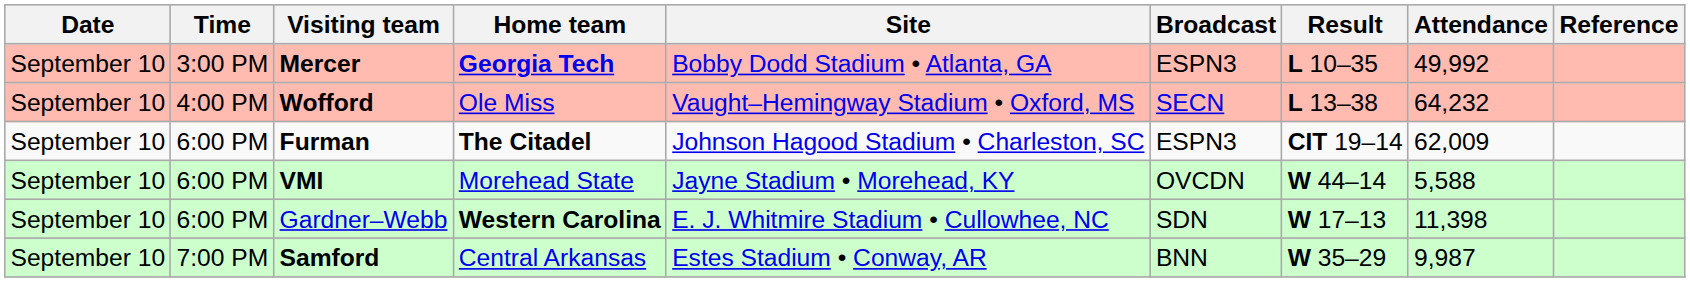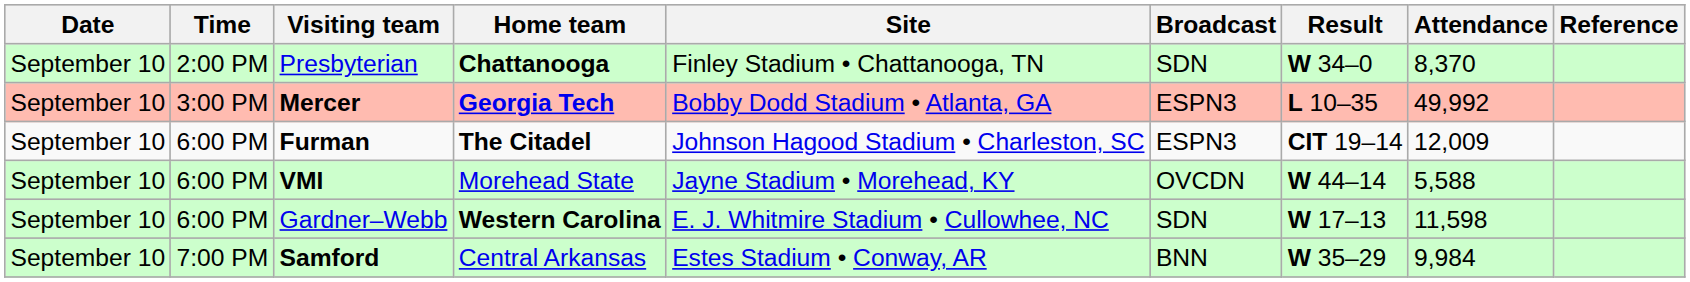+ row: (349, 63)
- row: (327, 102)
(1452, 141) 62,009 -> (1452, 141) 12,009
(1451, 219) 11,398 -> (1451, 219) 11,598
(1445, 258) 9,987 -> (1445, 258) 9,984
